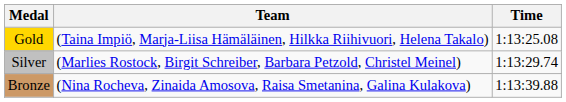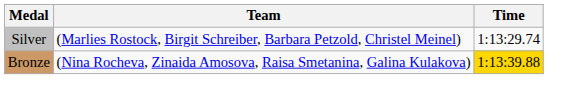- row: (29, 39)
(527, 85) no background -> (509, 62) gold background
